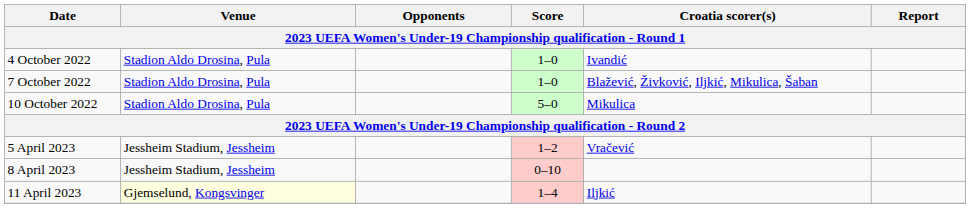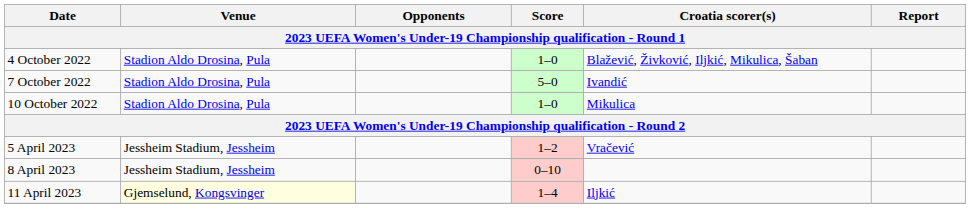(607, 59) Ivandić -> (702, 59) Blažević, Živković, Iljkić, Mikulica, Šaban
(548, 81) 1–0 -> (548, 81) 5–0
(702, 81) Blažević, Živković, Iljkić, Mikulica, Šaban -> (607, 81) Ivandić
(548, 103) 5–0 -> (548, 103) 1–0
